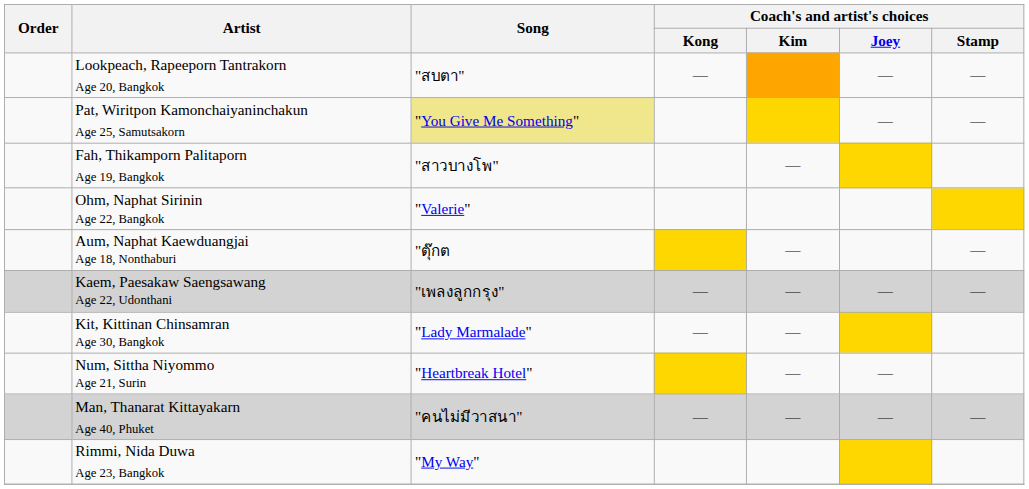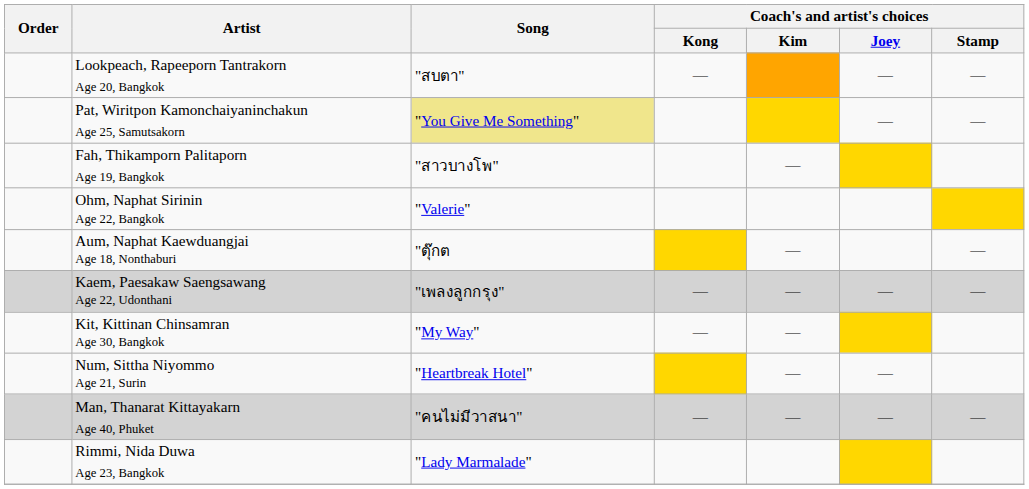(473, 332) "Lady Marmalade" -> (447, 332) "My Way"
(447, 462) "My Way" -> (473, 462) "Lady Marmalade"
